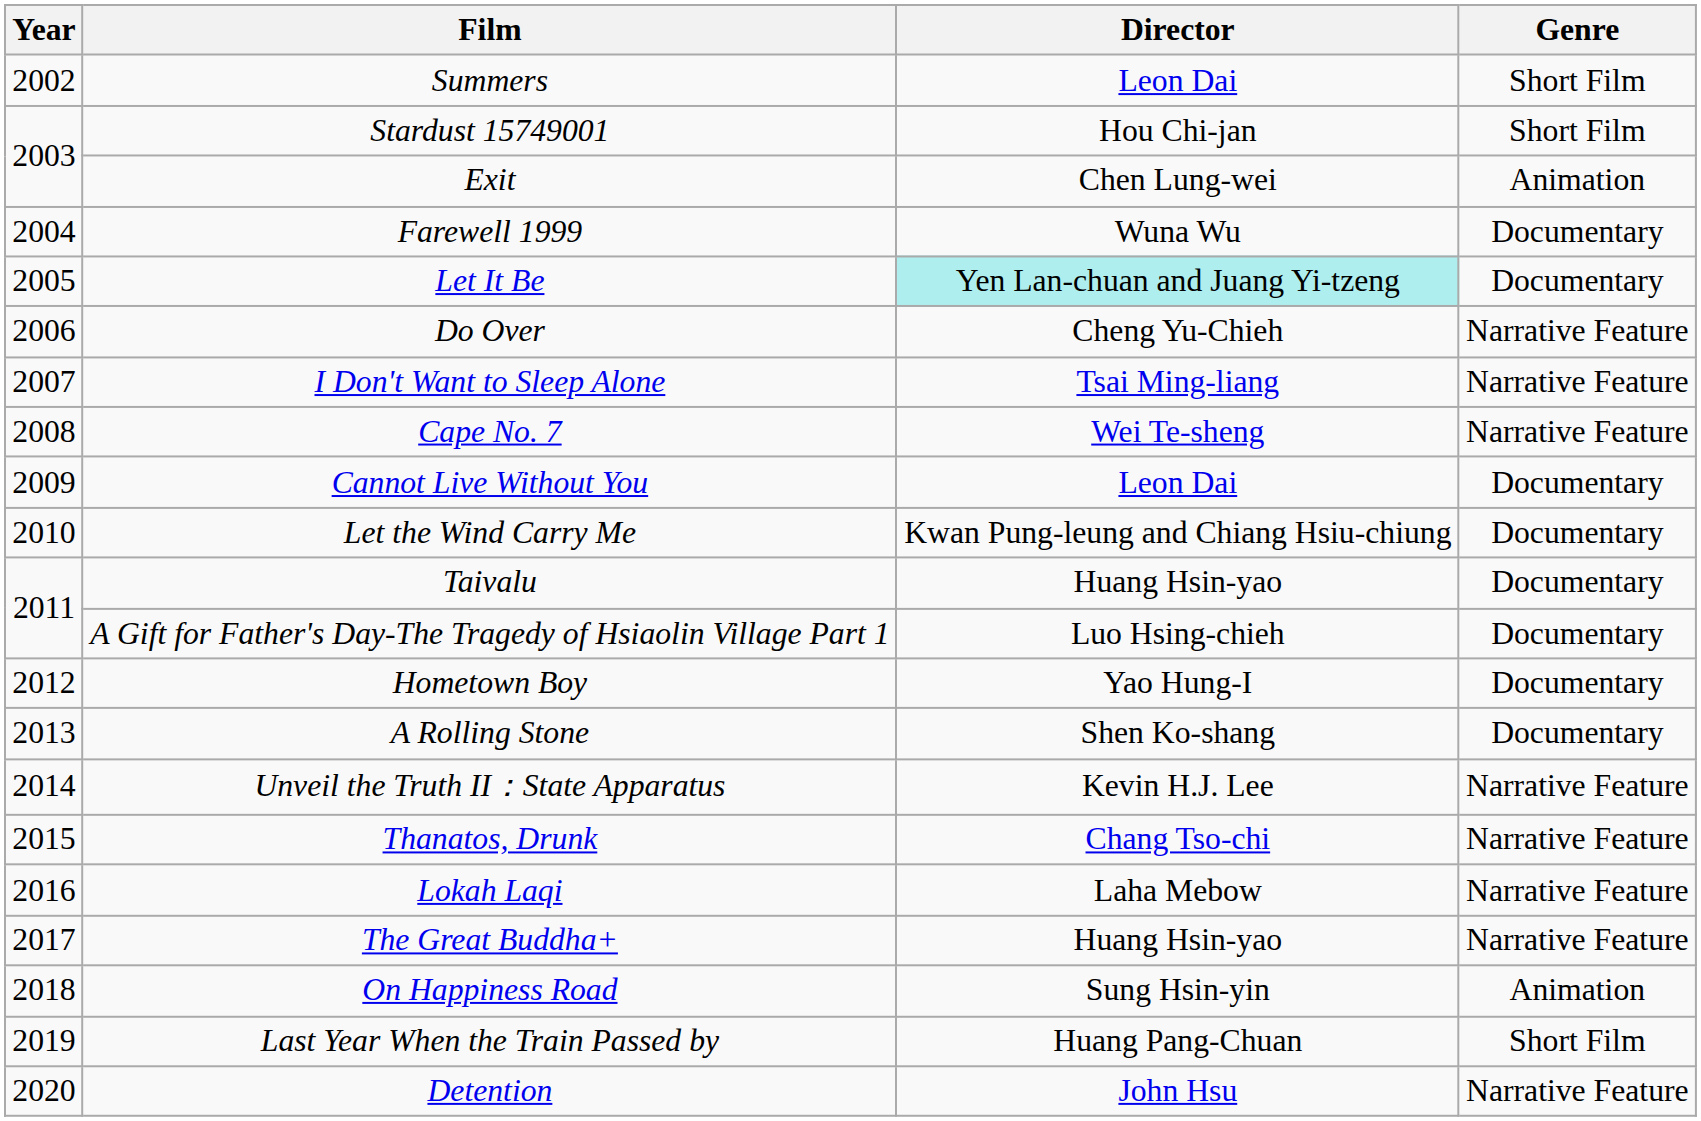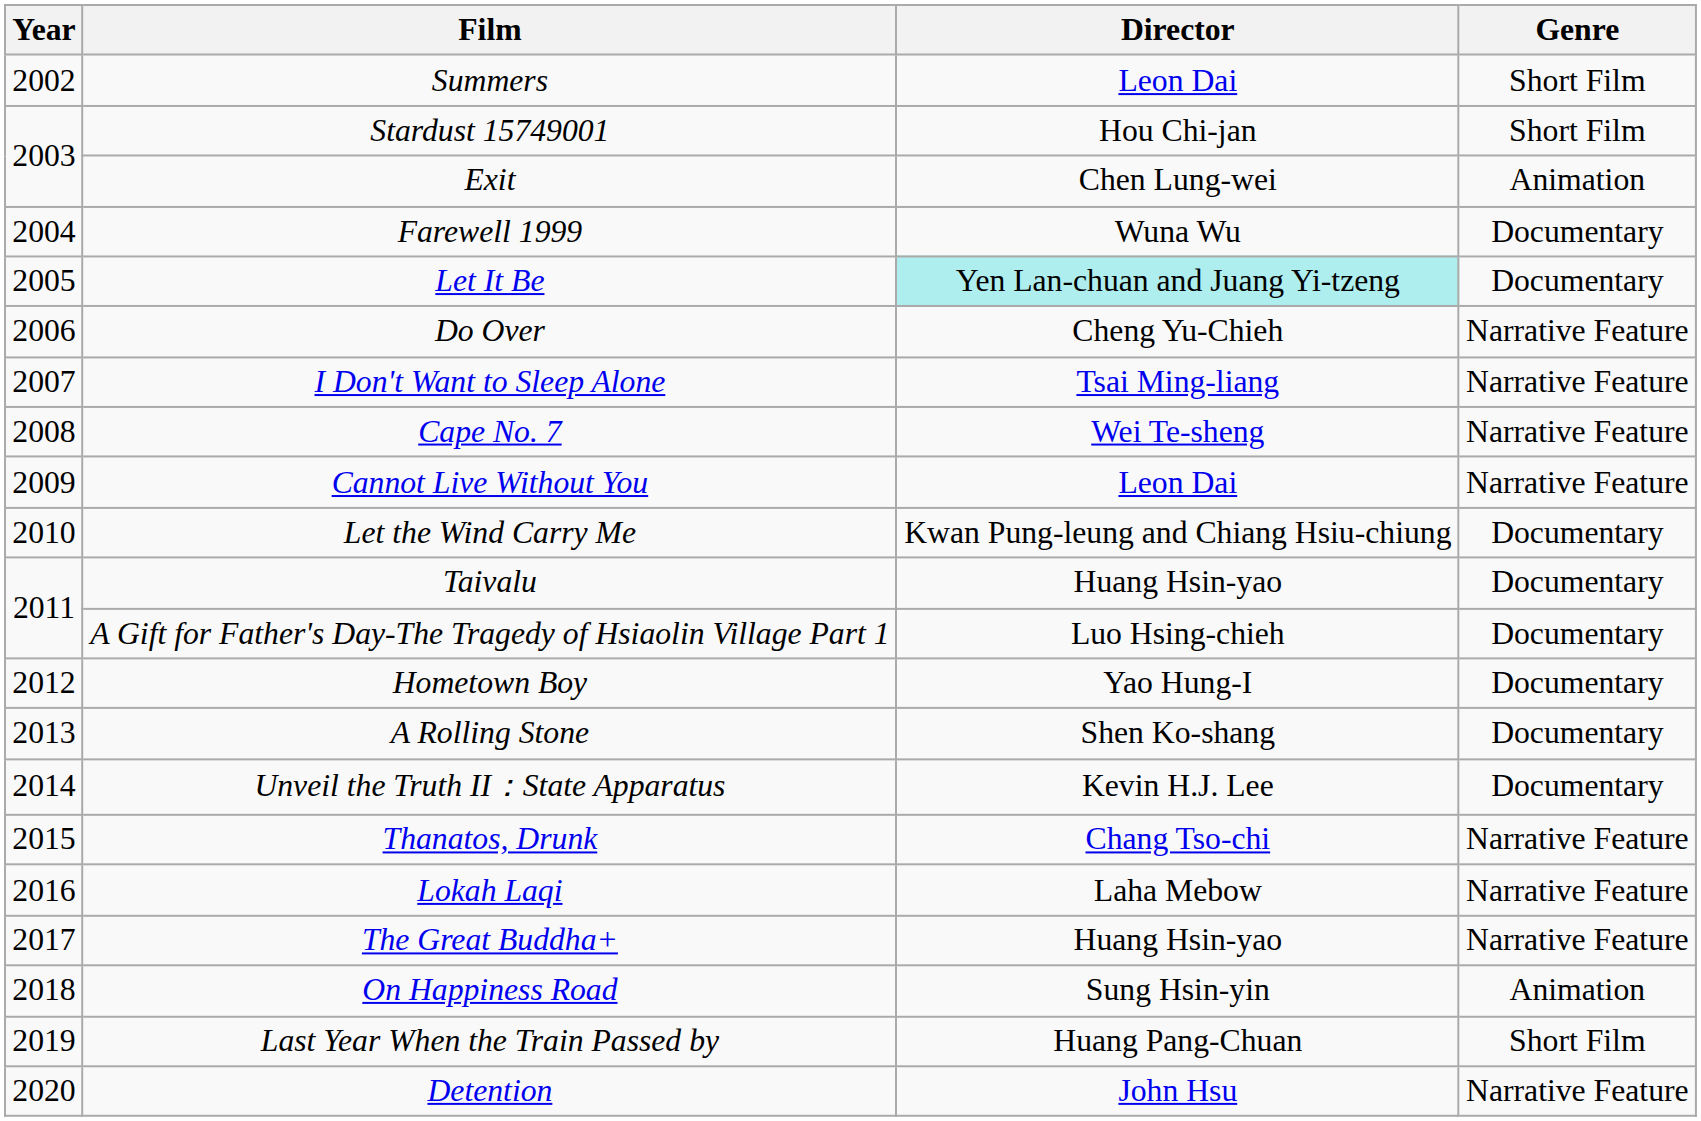(1577, 481) Documentary -> (1577, 481) Narrative Feature
(1577, 786) Narrative Feature -> (1577, 786) Documentary
